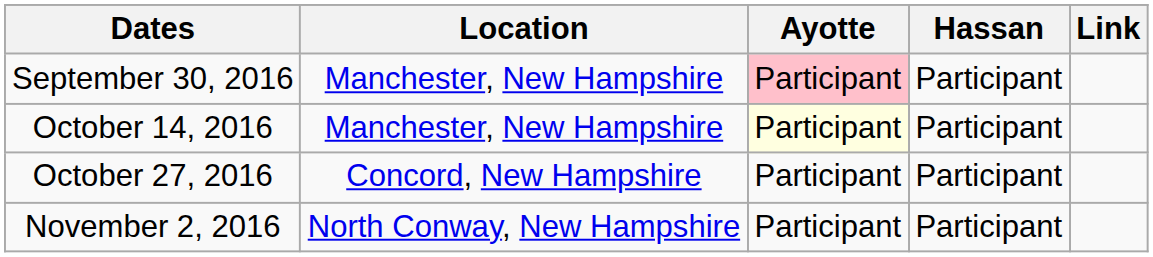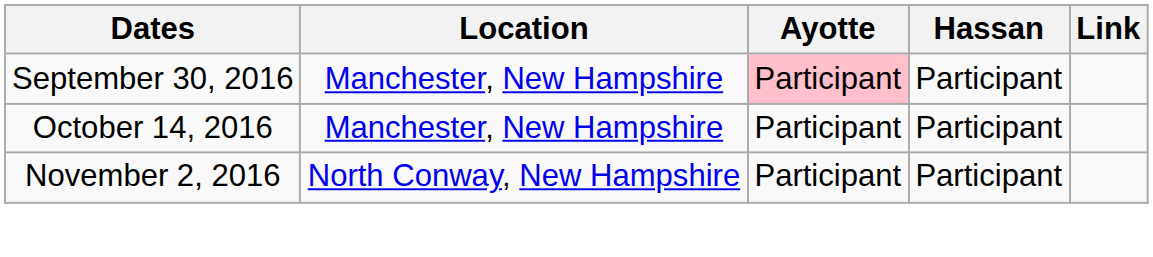(828, 127) lightyellow background -> (828, 127) no background
- row: (153, 176)
